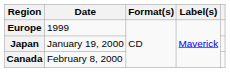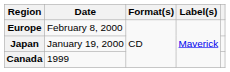(58, 28) 1999 -> (85, 28) February 8, 2000
(85, 59) February 8, 2000 -> (58, 59) 1999
